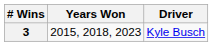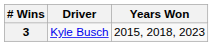columns swapped: (176, 14) <-> (96, 14)
